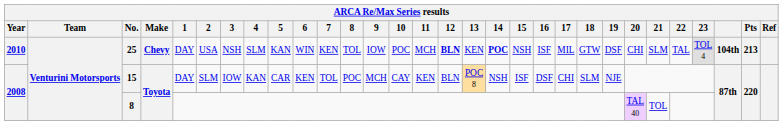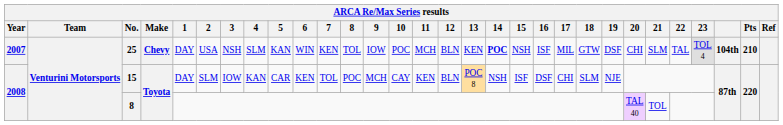(16, 50) 2010 -> (16, 50) 2007
(450, 50) bold -> (450, 50) normal
(751, 50) 213 -> (750, 50) 210
